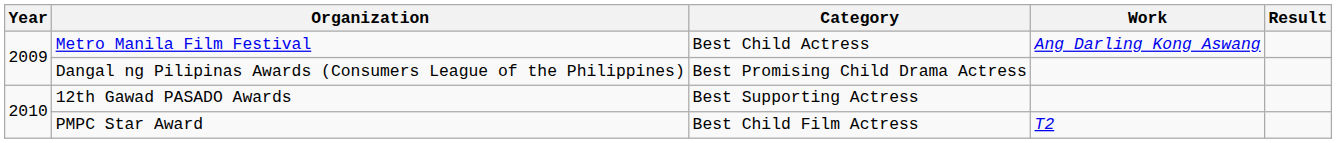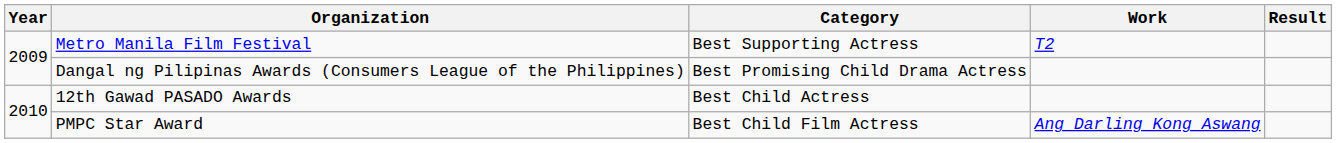(781, 45) Best Child Actress -> (806, 45) Best Supporting Actress
(1148, 45) Ang Darling Kong Aswang -> (1044, 45) T2
(806, 98) Best Supporting Actress -> (781, 98) Best Child Actress
(1044, 125) T2 -> (1148, 125) Ang Darling Kong Aswang
